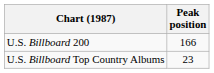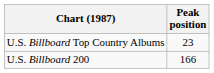rows swapped: (86, 59) <-> (48, 42)
